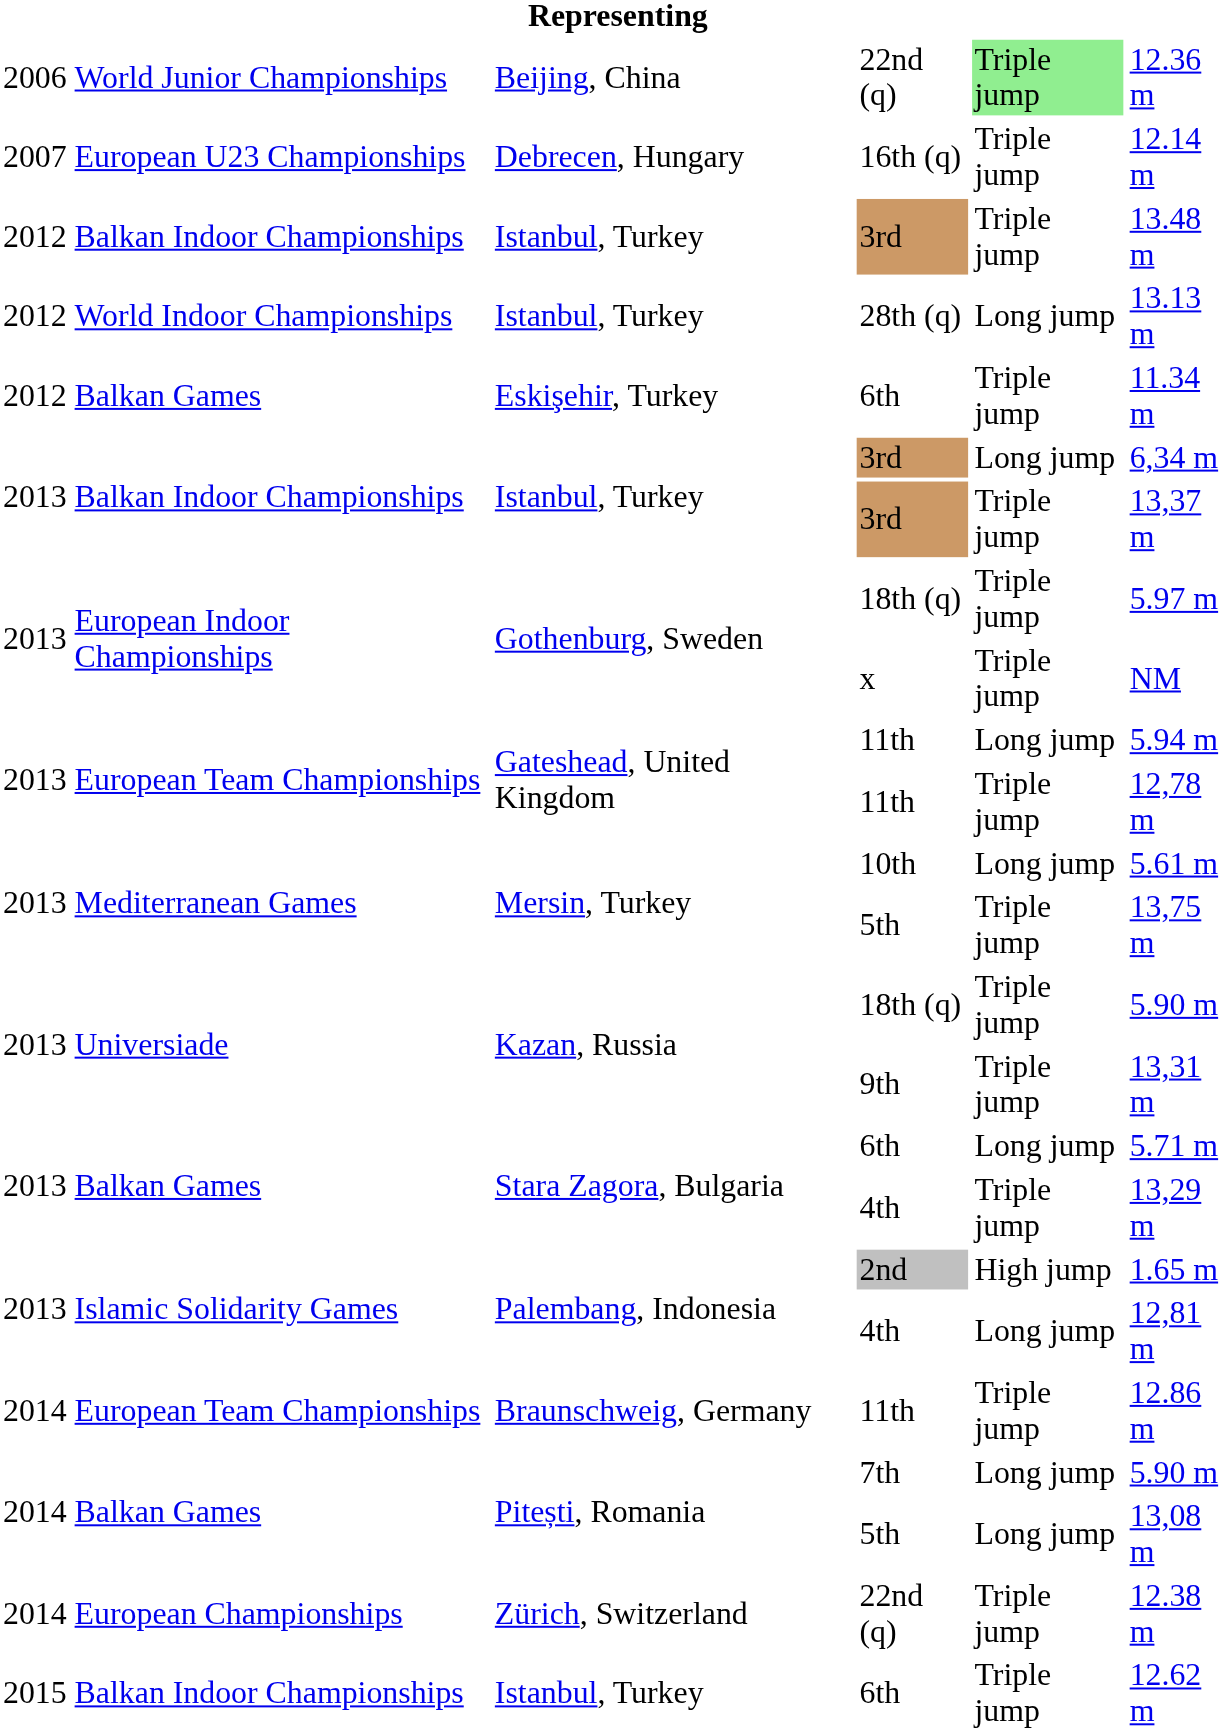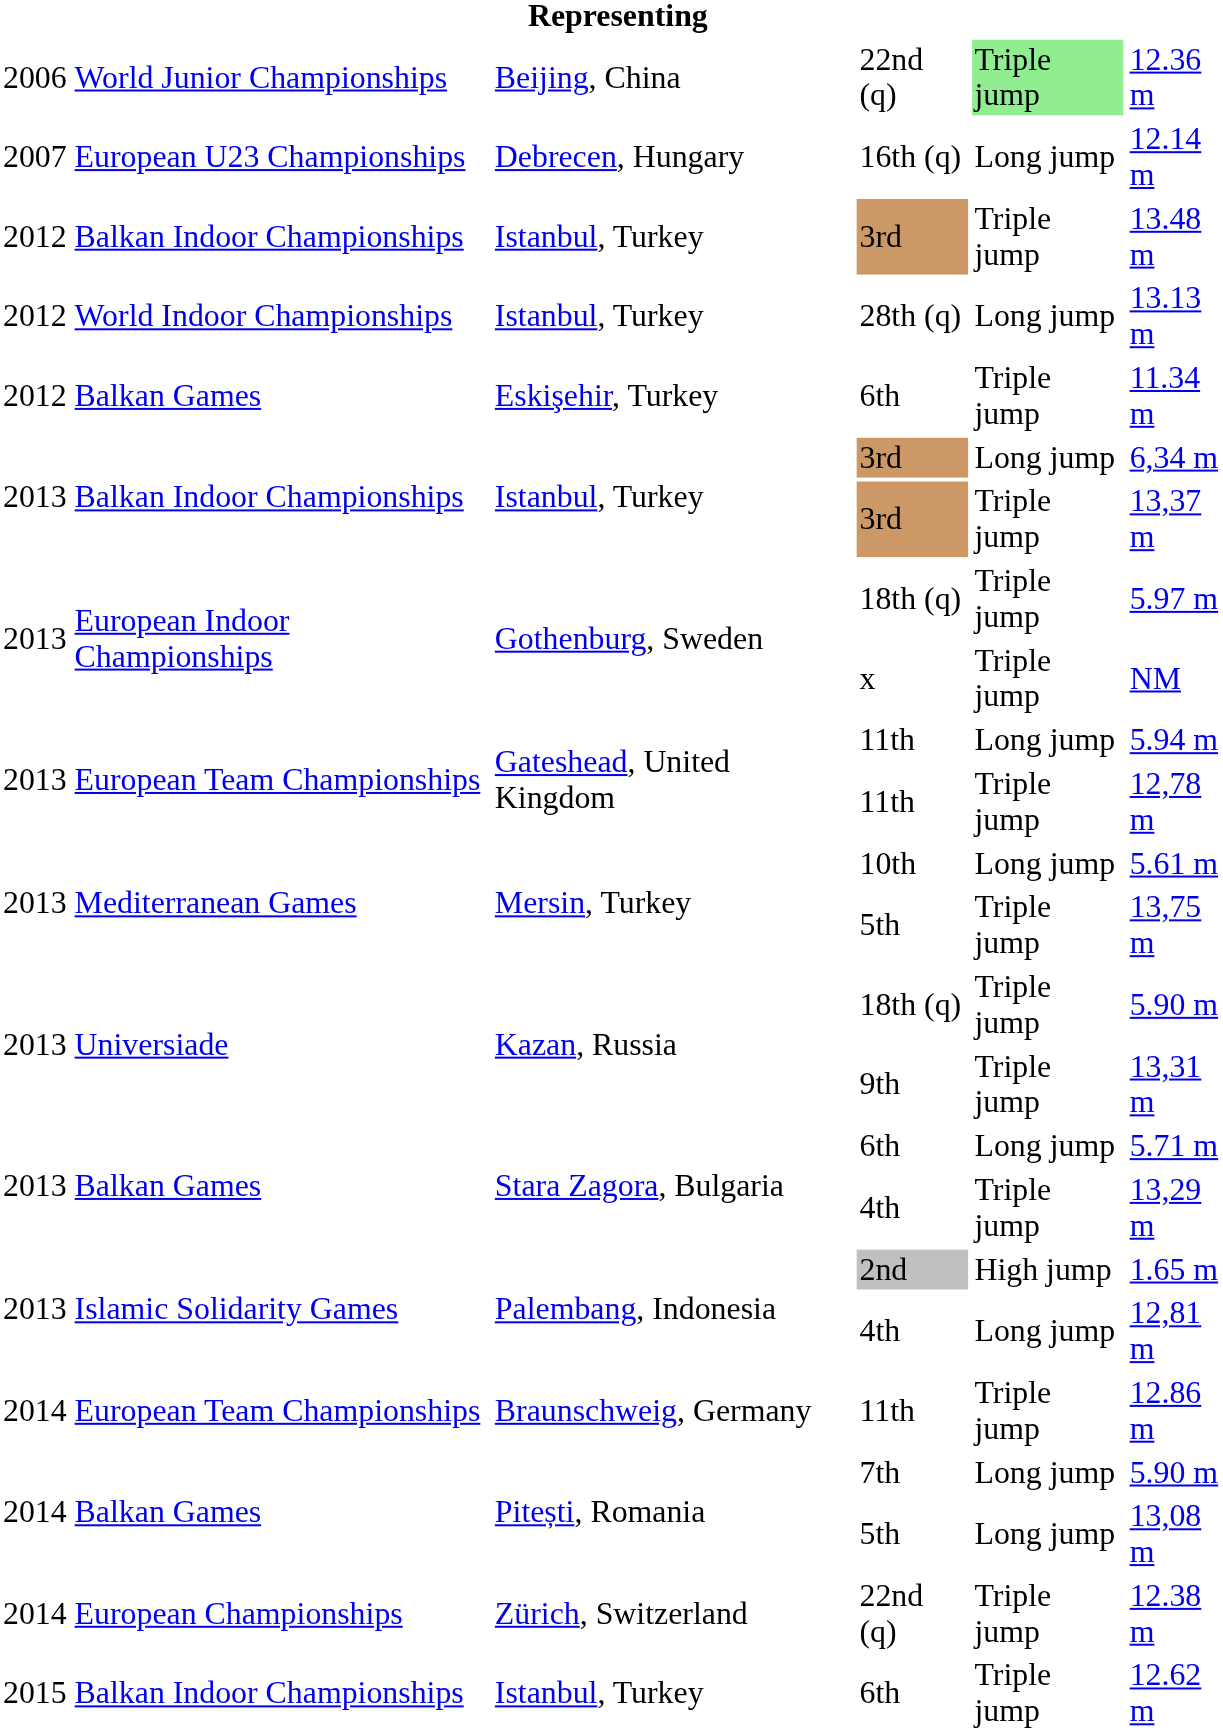(1013, 156) Triple jump -> (1045, 156) Long jump
